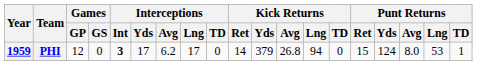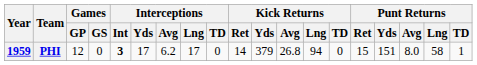(387, 51) 124 -> (387, 51) 151
(437, 51) 53 -> (437, 51) 58
